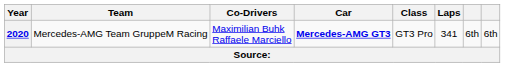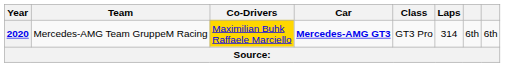(252, 34) no background -> (252, 34) gold background
(449, 34) 341 -> (449, 34) 314
